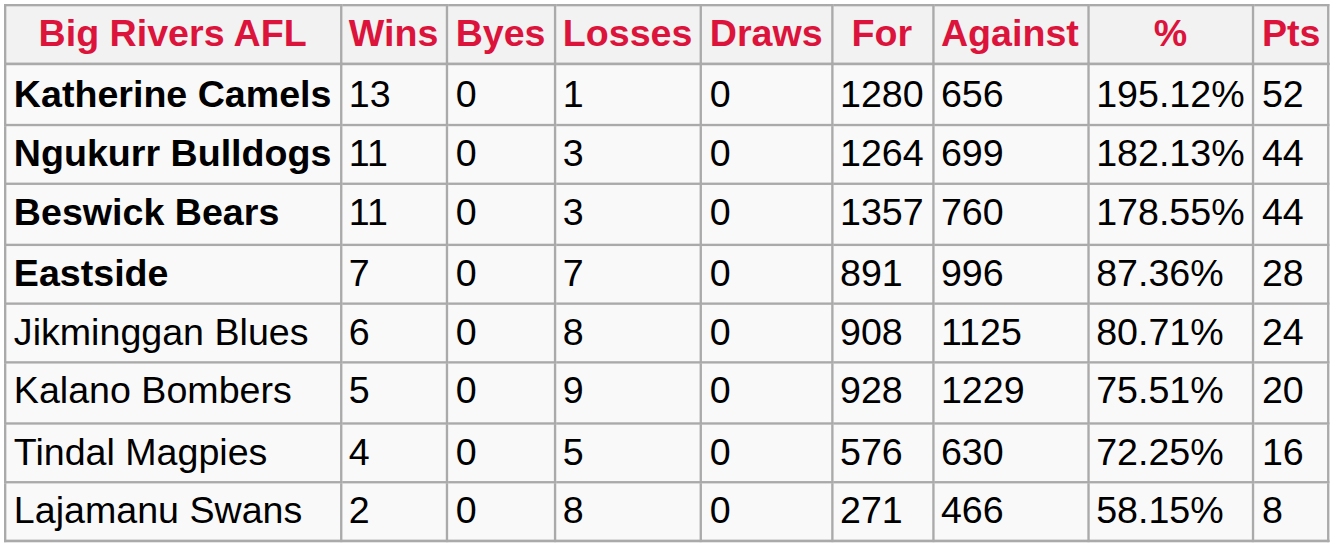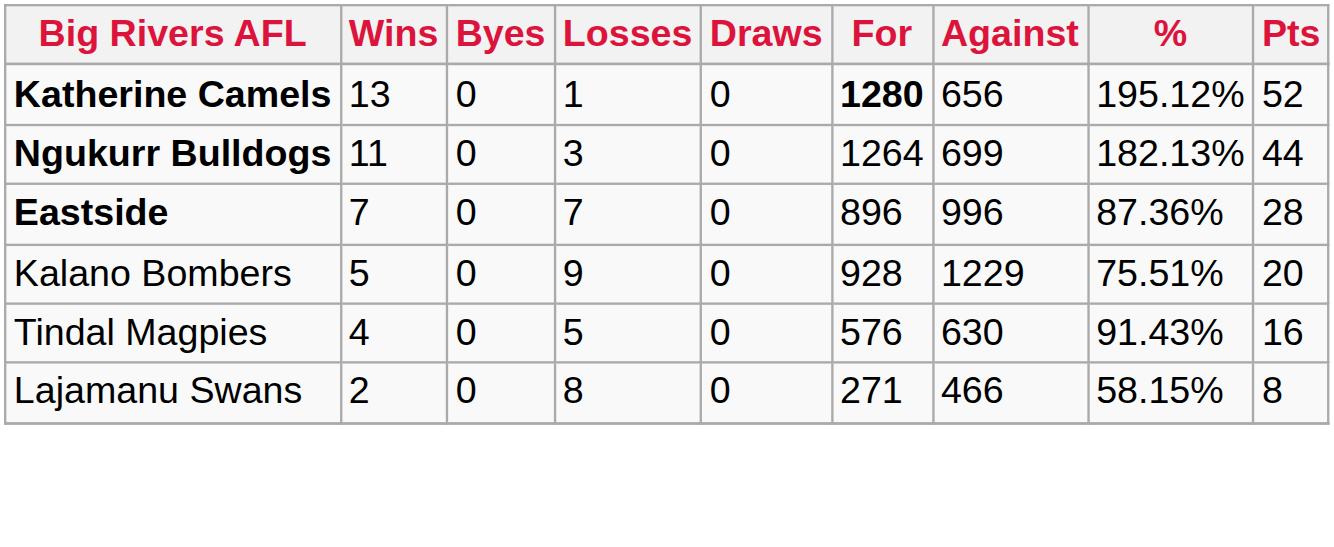(882, 93) normal -> (882, 93) bold
- row: (147, 213)
(871, 272) 891 -> (871, 213) 896
- row: (161, 332)
(1160, 451) 72.25% -> (1160, 332) 91.43%
